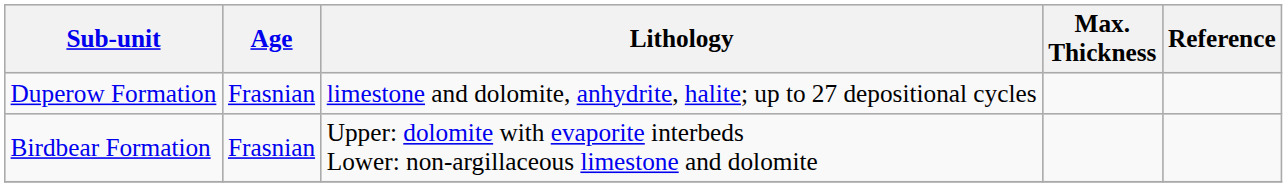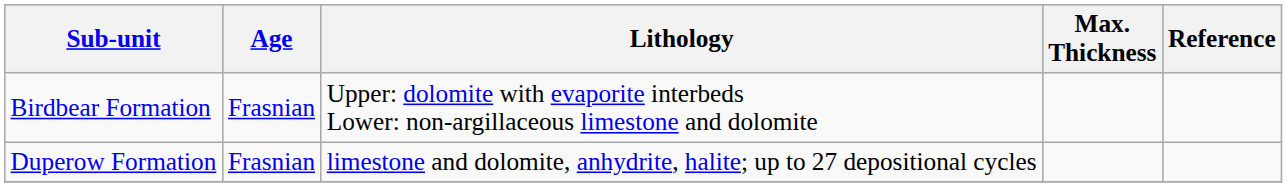rows swapped: (111, 147) <-> (113, 93)
